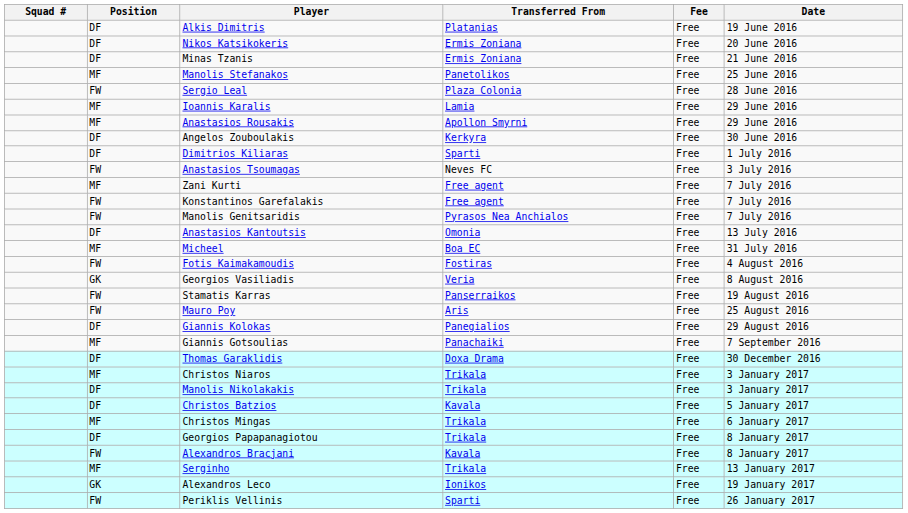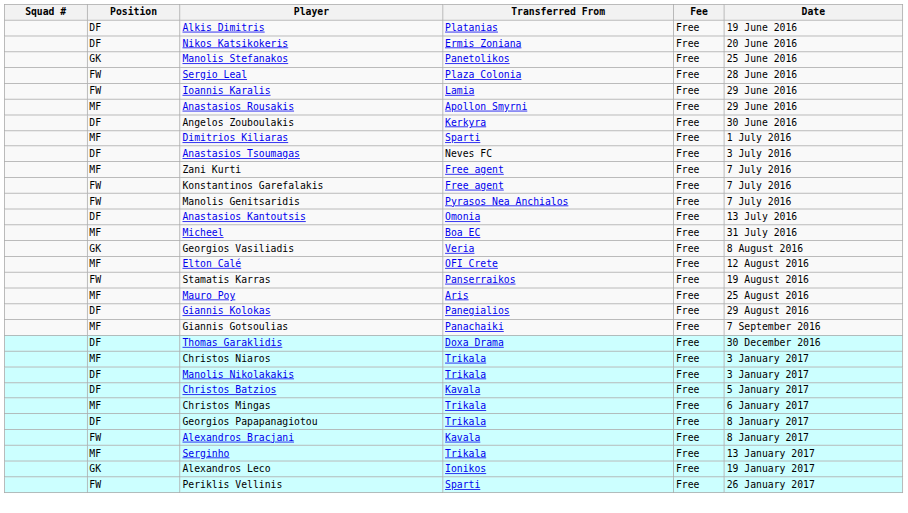- row: (218, 60)
(95, 76) MF -> (95, 60) GK
(95, 107) MF -> (95, 91) FW
(95, 154) DF -> (95, 139) MF
(95, 170) FW -> (95, 154) DF
- row: (238, 265)
+ row: (212, 265)
(95, 312) FW -> (95, 296) MF
